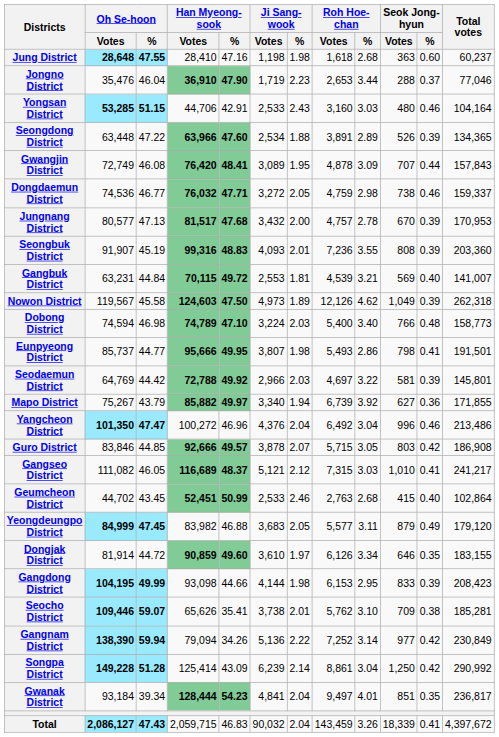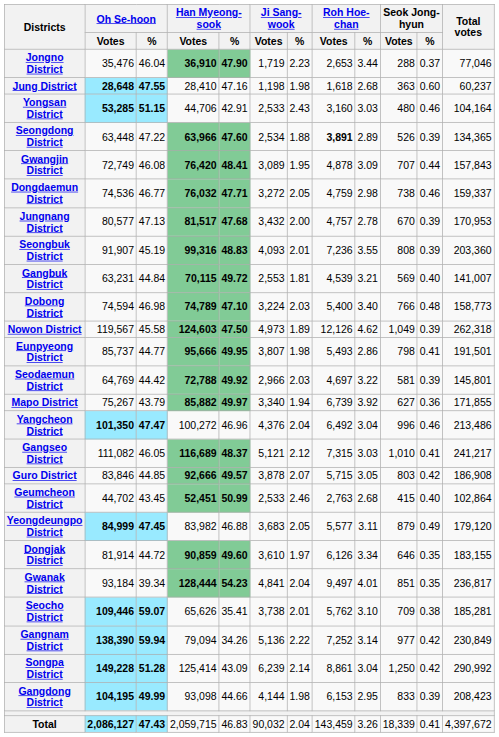rows swapped: (45, 80) <-> (45, 58)
(340, 137) normal -> (340, 137) bold
rows swapped: (45, 324) <-> (45, 301)
rows swapped: (45, 470) <-> (45, 448)
rows swapped: (45, 697) <-> (45, 583)
